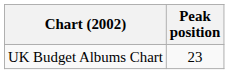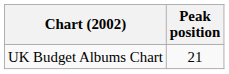(195, 56) 23 -> (195, 56) 21
